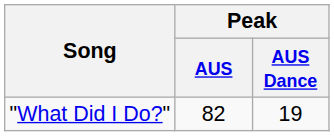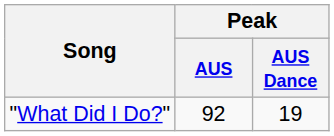(214, 113) 82 -> (214, 113) 92
